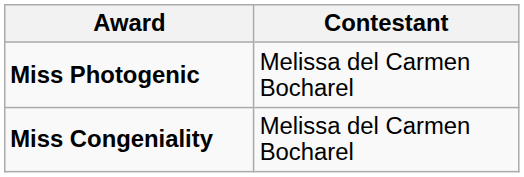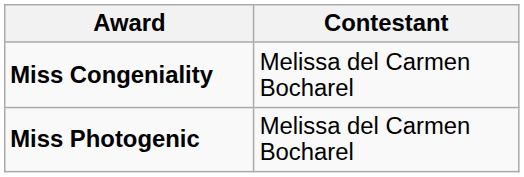rows swapped: (112, 139) <-> (105, 74)
